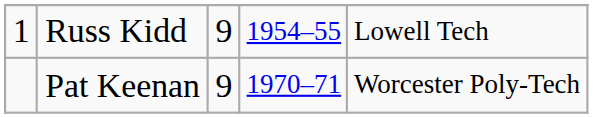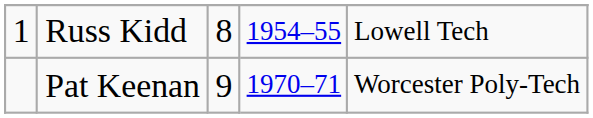(224, 31) 9 -> (224, 31) 8
